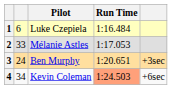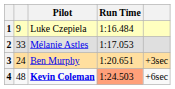(18, 28) 6 -> (18, 28) 9
(21, 76) 34 -> (21, 76) 48
(61, 76) normal -> (62, 76) bold
